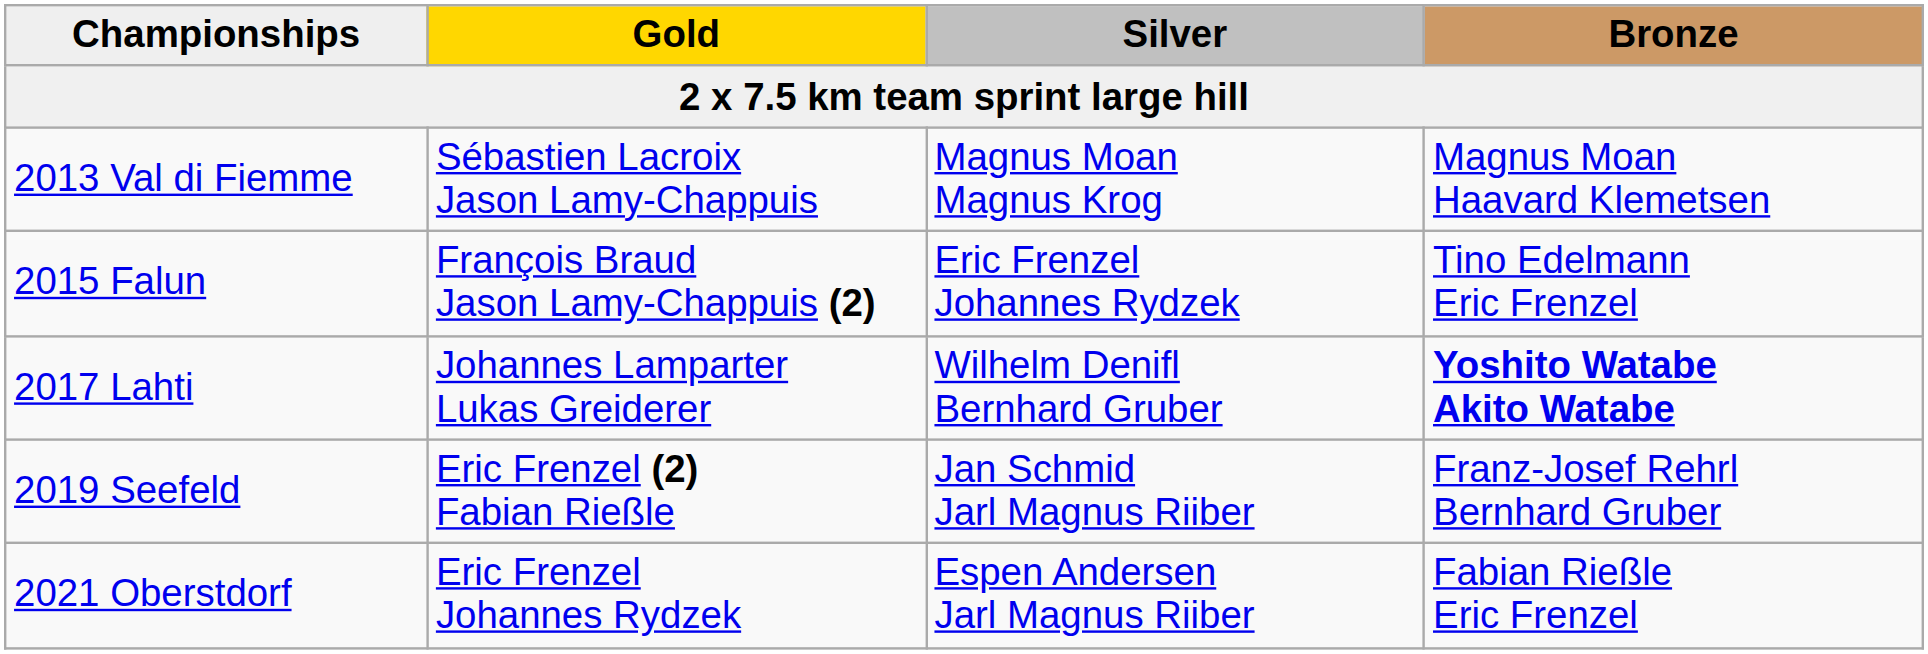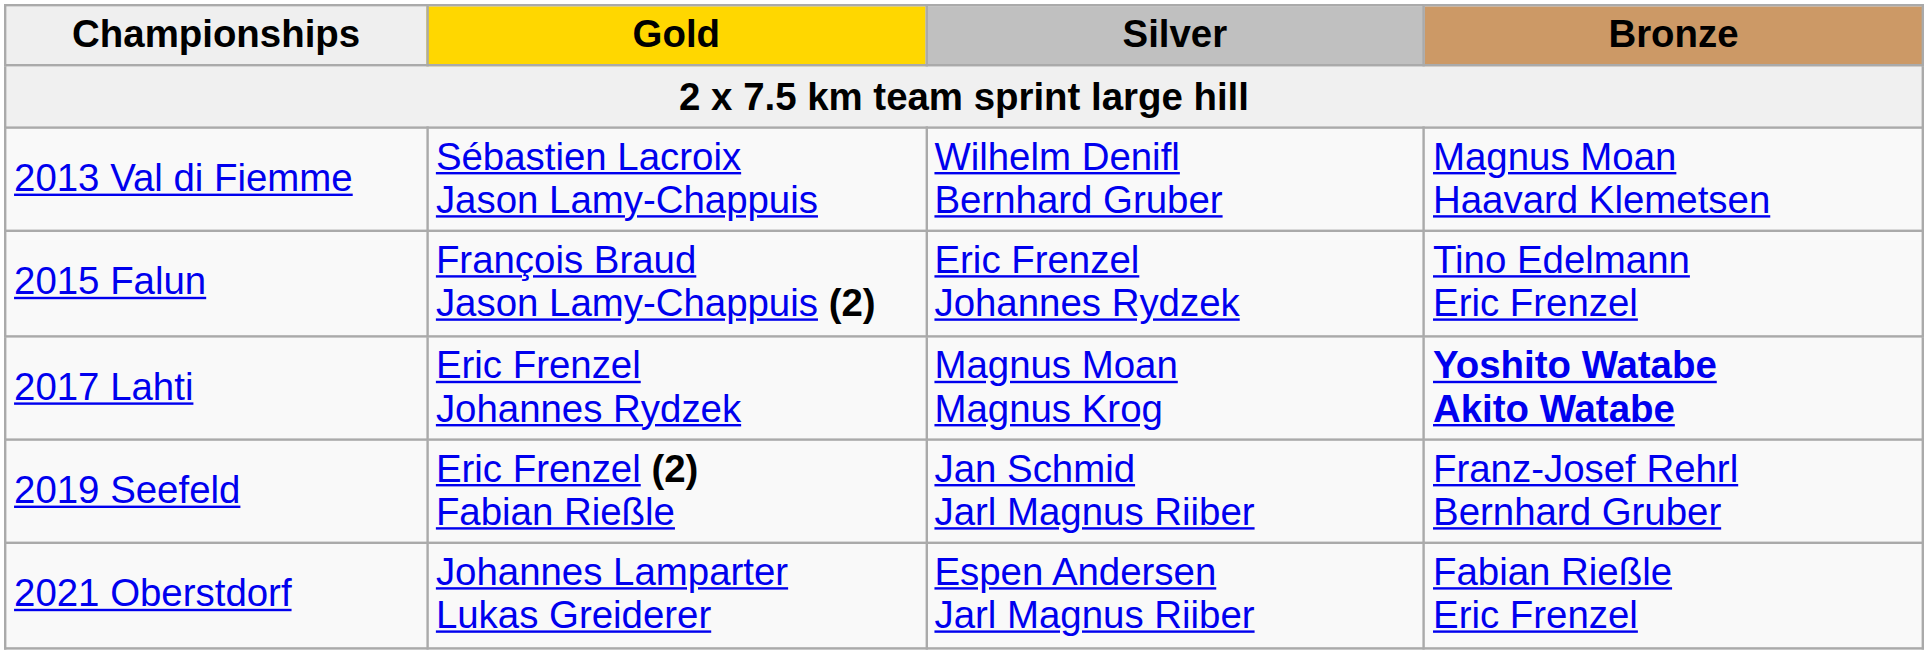(1056, 178) Magnus Moan Magnus Krog -> (1079, 178) Wilhelm Denifl Bernhard Gruber
(612, 386) Johannes Lamparter Lukas Greiderer -> (589, 386) Eric Frenzel Johannes Rydzek
(1079, 386) Wilhelm Denifl Bernhard Gruber -> (1056, 386) Magnus Moan Magnus Krog
(589, 594) Eric Frenzel Johannes Rydzek -> (612, 594) Johannes Lamparter Lukas Greiderer
